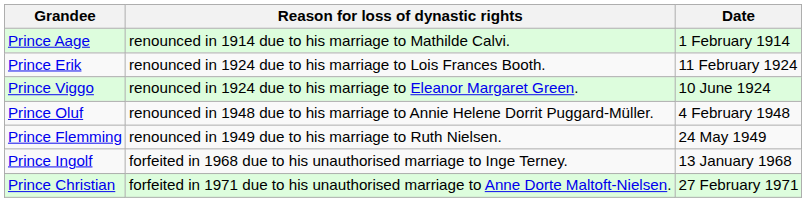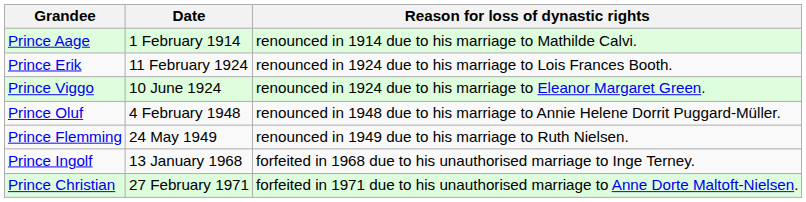columns swapped: (400, 16) <-> (738, 16)
